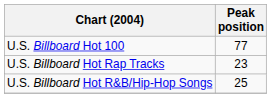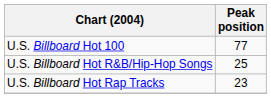rows swapped: (110, 83) <-> (86, 64)
